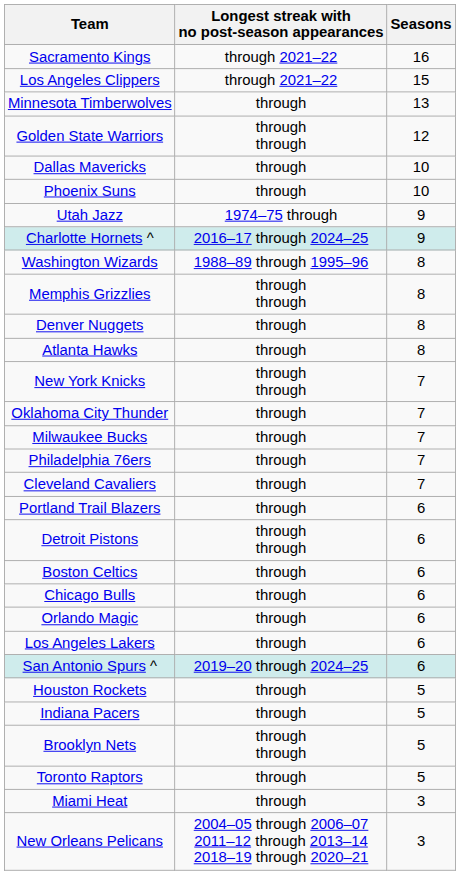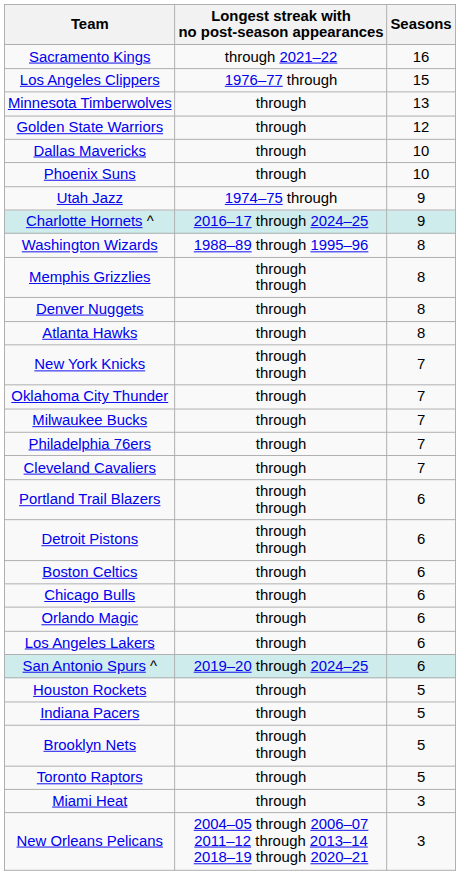(281, 80) through 2021–22 -> (281, 80) 1976–77 through
(281, 135) through through -> (281, 127) through
(281, 508) through -> (281, 499) through through
